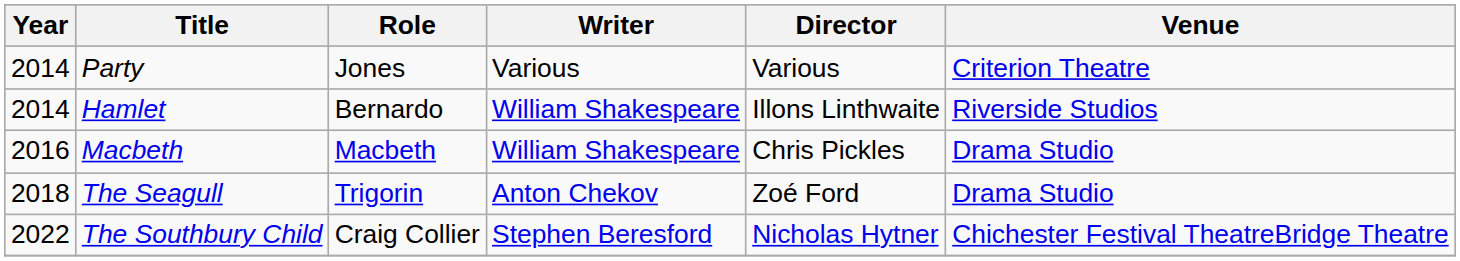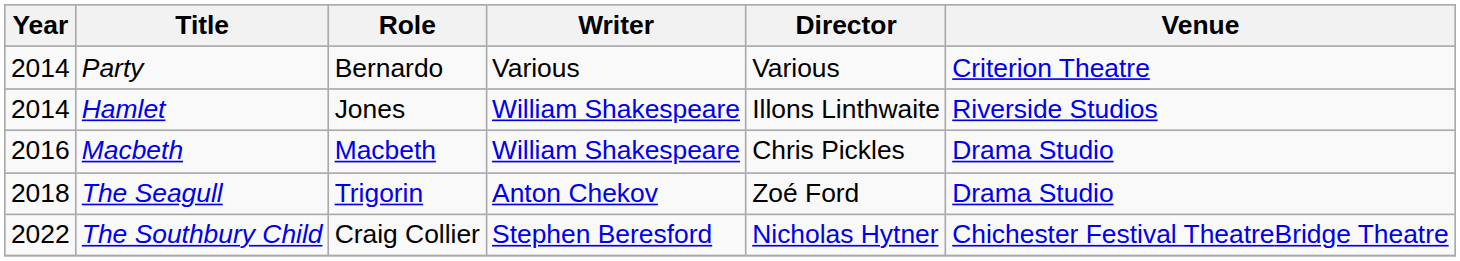(370, 67) Jones -> (389, 67) Bernardo
(389, 109) Bernardo -> (370, 109) Jones
